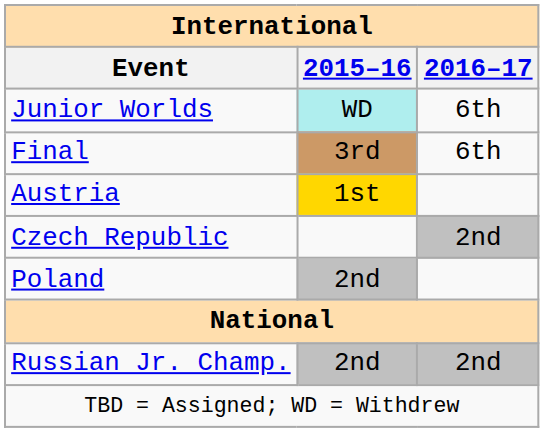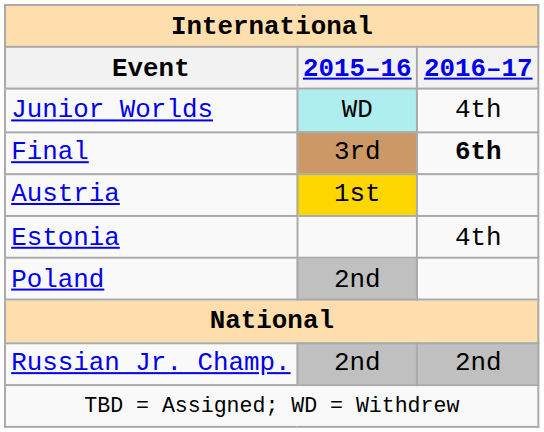(478, 110) 6th -> (478, 110) 4th
(478, 153) normal -> (478, 153) bold
- row: (120, 237)
+ row: (65, 237)
